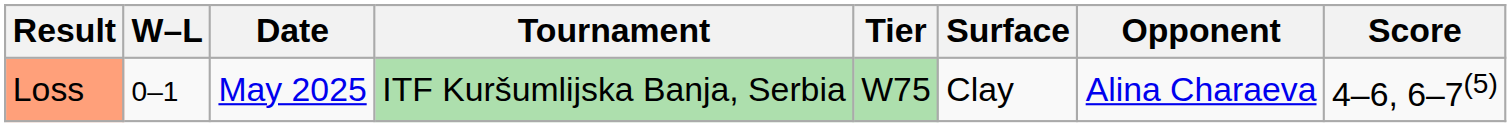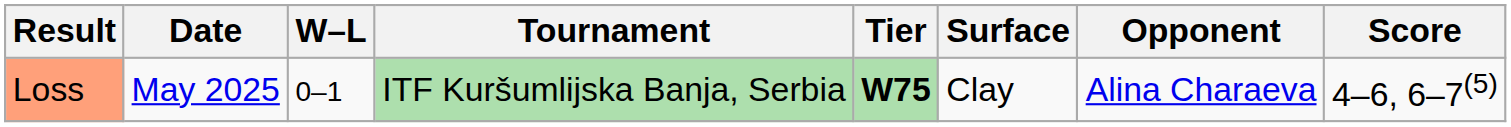columns swapped: (167, 31) <-> (293, 31)
(896, 89) normal -> (896, 89) bold
